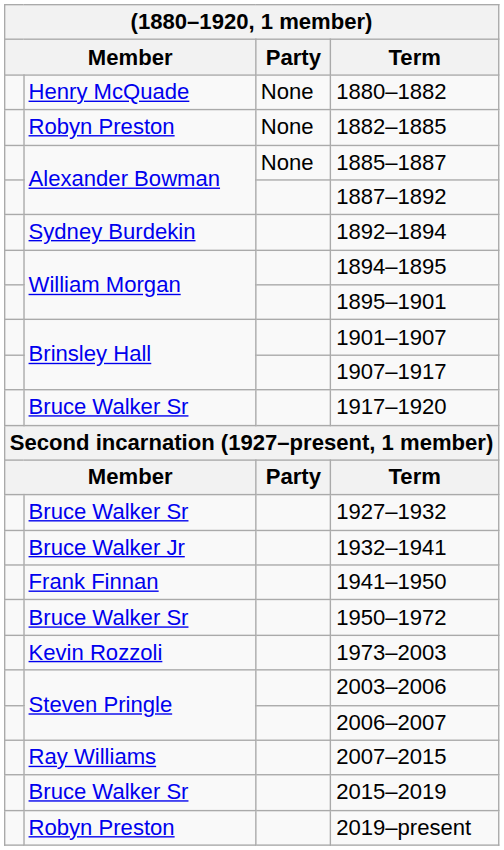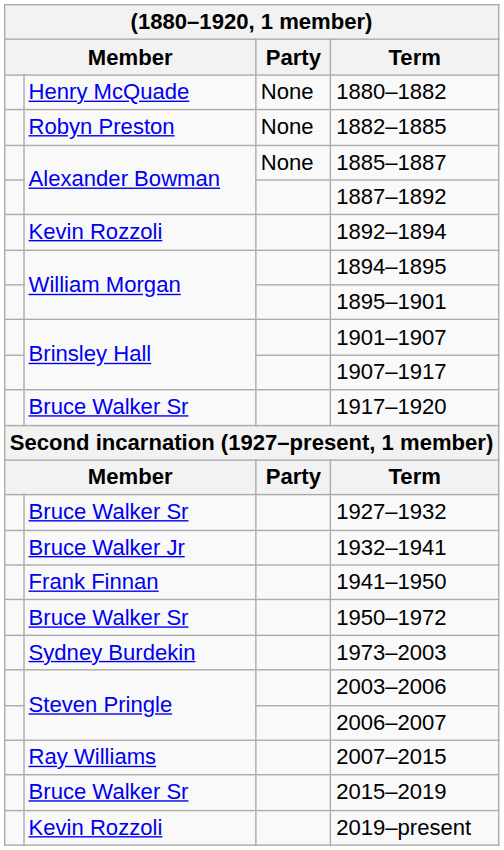(112, 232) Sydney Burdekin -> (95, 232) Kevin Rozzoli
(95, 652) Kevin Rozzoli -> (112, 652) Sydney Burdekin
(102, 827) Robyn Preston -> (95, 827) Kevin Rozzoli
